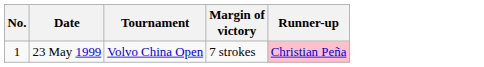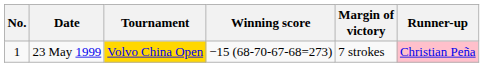+ column: (271, 22)
(155, 51) no background -> (155, 51) gold background
